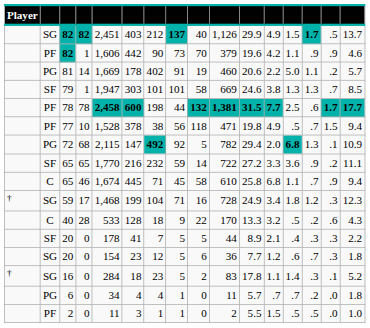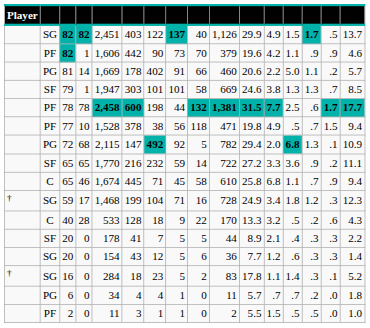(155, 35) 212 -> (155, 35) 122
(201, 71) 19 -> (201, 71) 66
(136, 256) 23 -> (136, 256) 43
(314, 256) .7 -> (314, 256) .3
(355, 256) 1.8 -> (355, 256) 1.4
